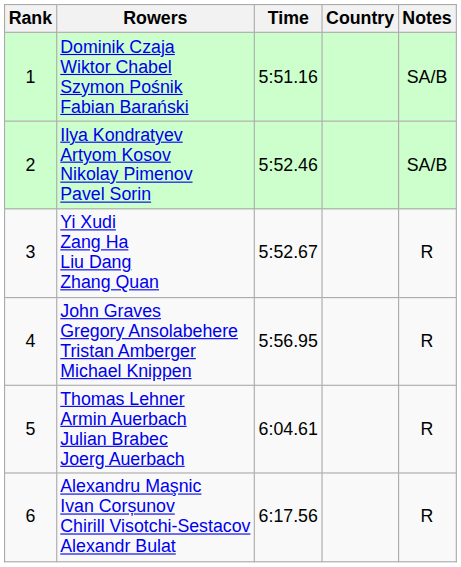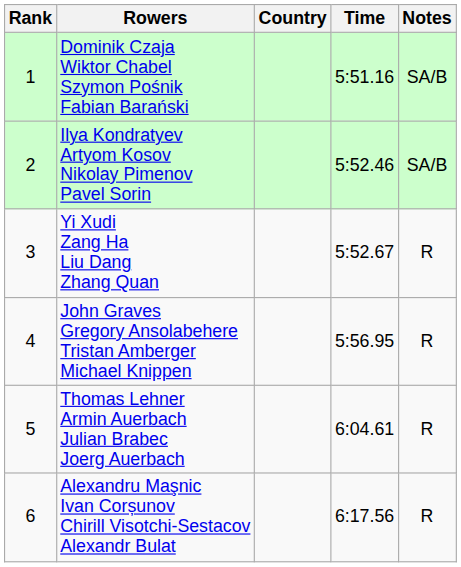columns swapped: (360, 18) <-> (288, 18)
